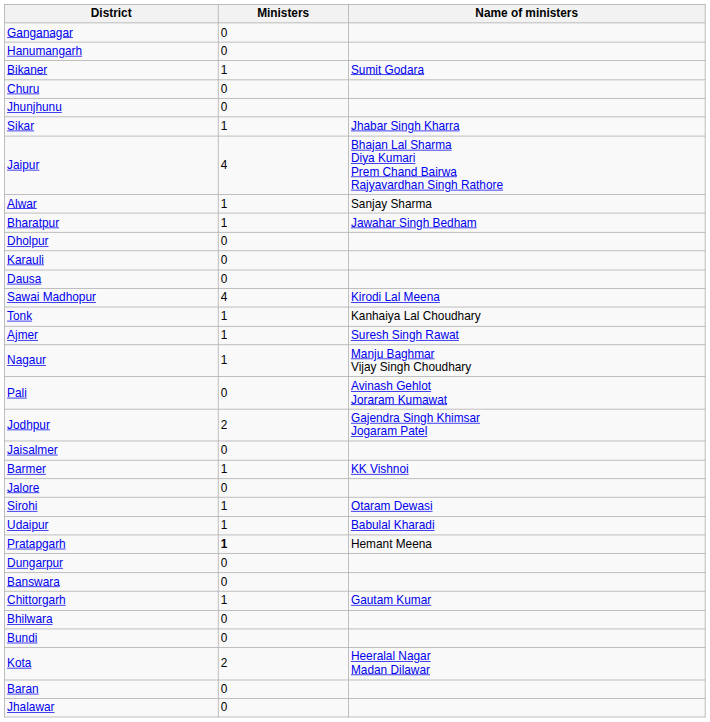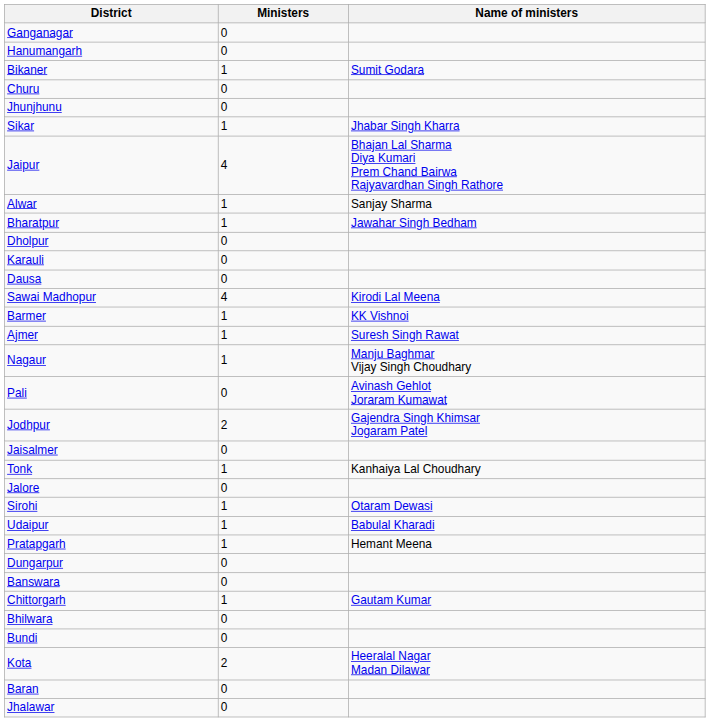rows swapped: (20, 316) <-> (27, 469)
(224, 544) bold -> (224, 544) normal
